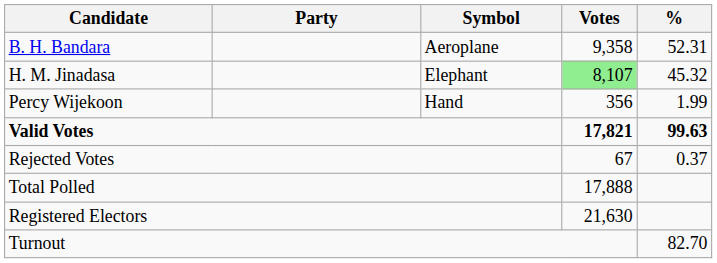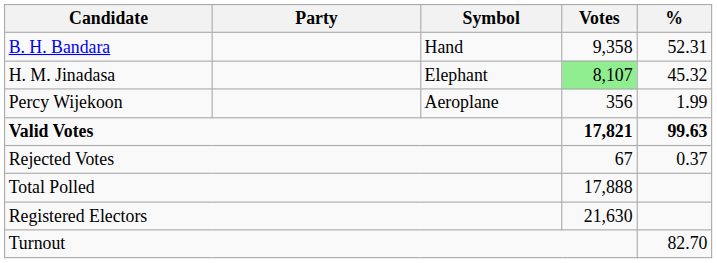(462, 46) Aeroplane -> (444, 46) Hand
(444, 103) Hand -> (462, 103) Aeroplane
